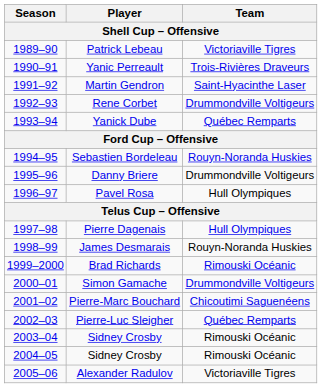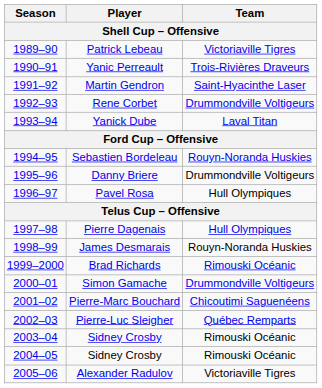(250, 121) Québec Remparts -> (250, 121) Laval Titan
